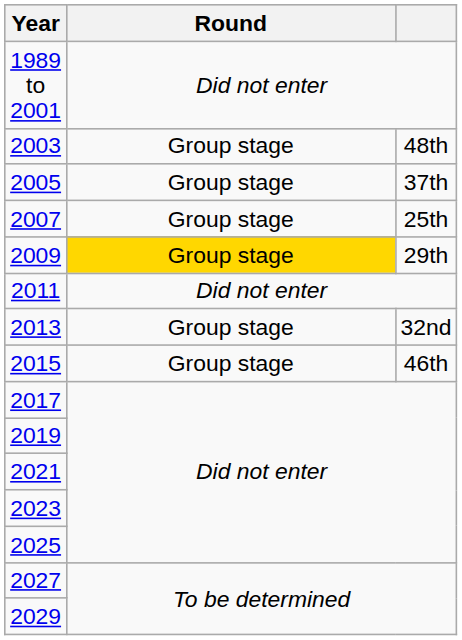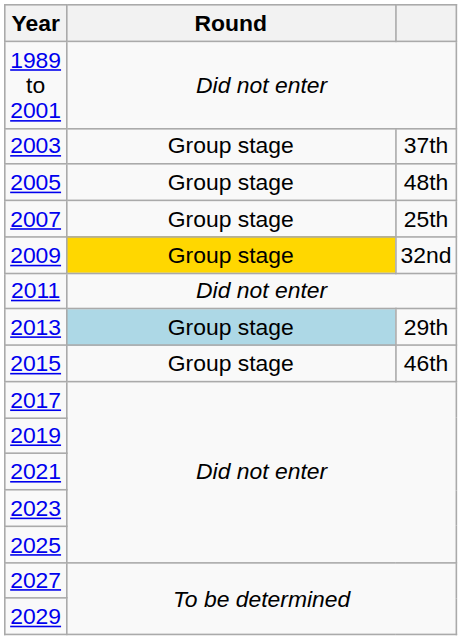(426, 146) 48th -> (426, 146) 37th
(426, 183) 37th -> (426, 183) 48th
(426, 255) 29th -> (426, 255) 32nd
(231, 327) no background -> (231, 327) lightblue background
(426, 327) 32nd -> (426, 327) 29th
